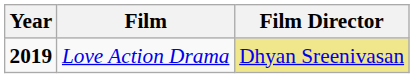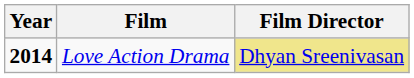(31, 55) 2019 -> (31, 55) 2014
